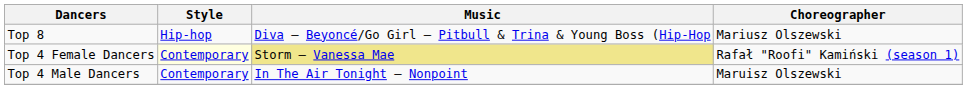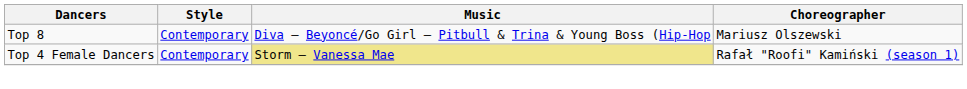(186, 34) Hip-hop -> (204, 34) Contemporary
(204, 54) lightyellow background -> (204, 54) no background
- row: (74, 74)
